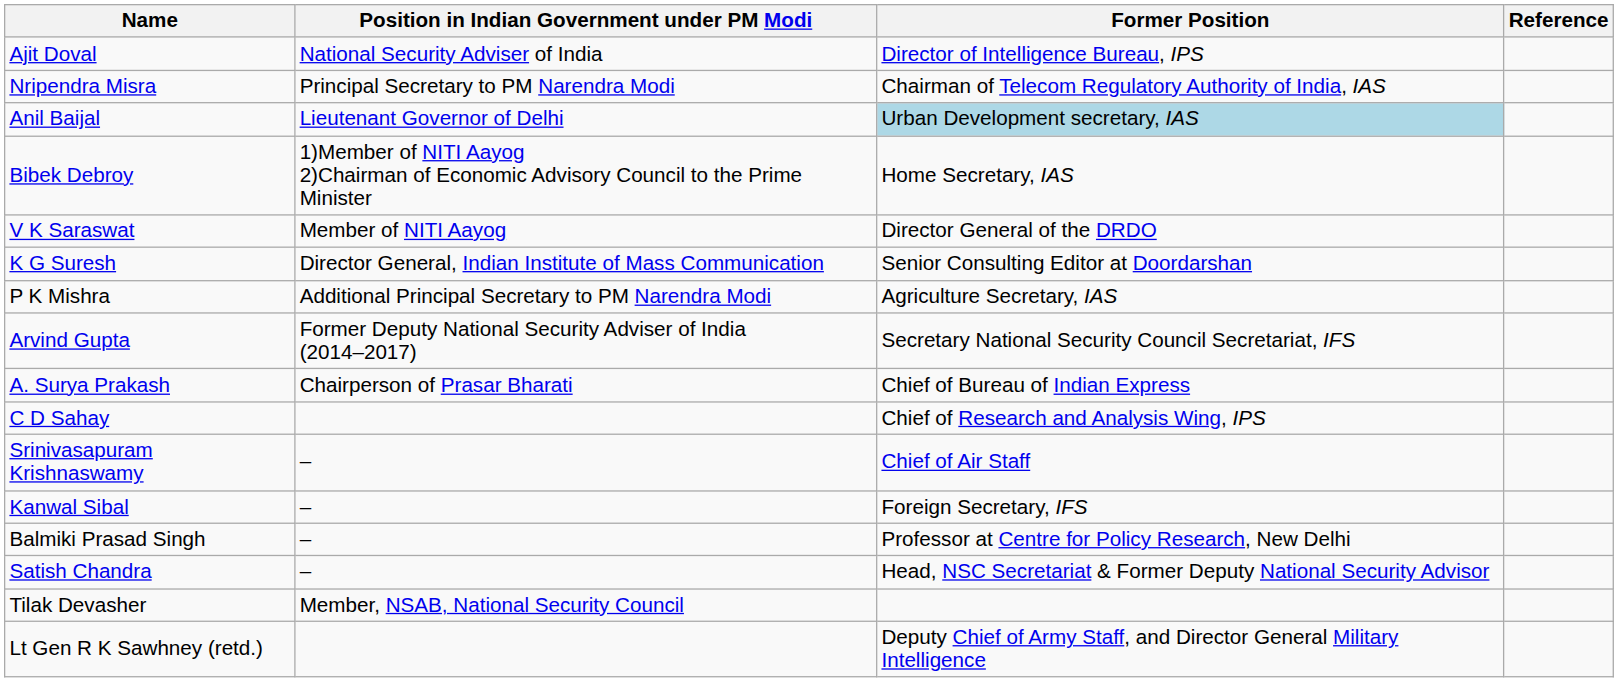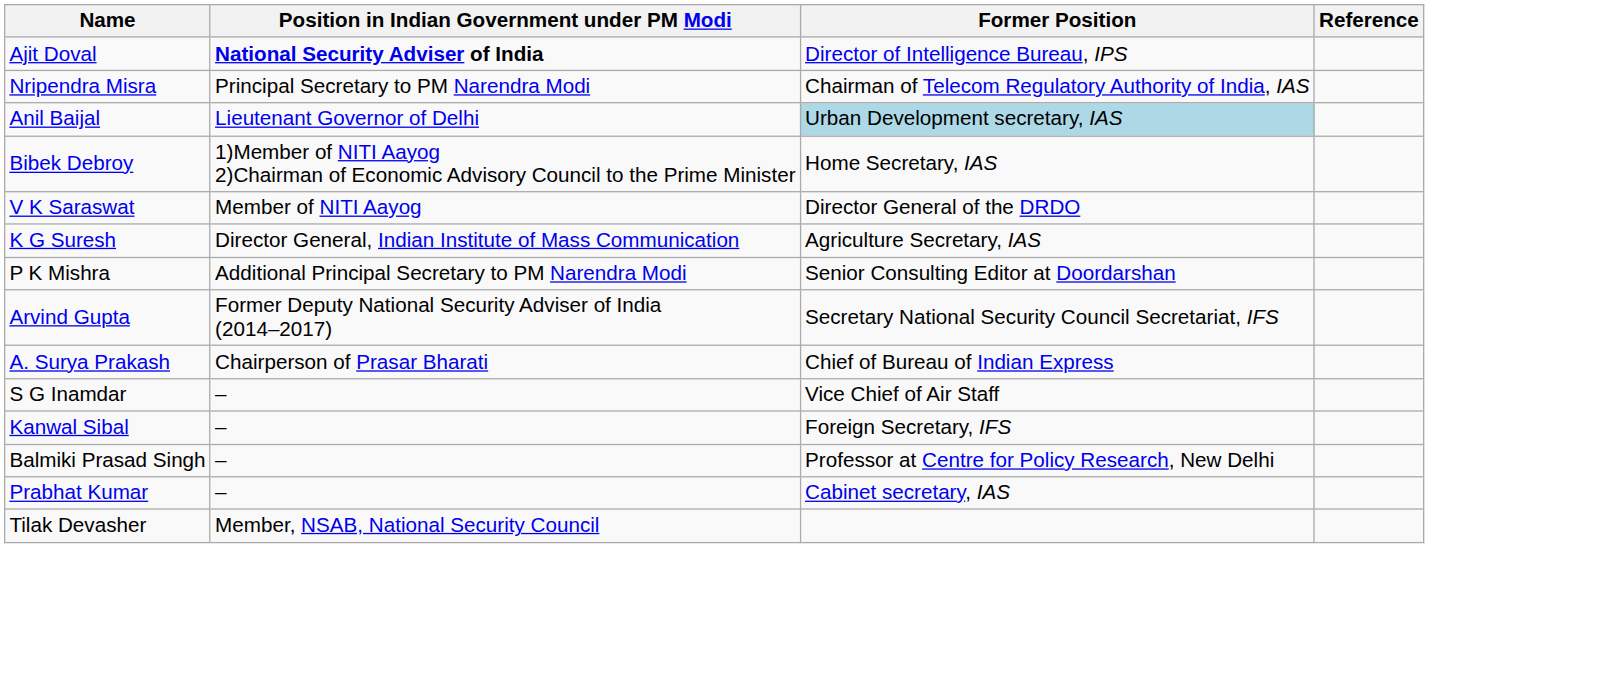(451, 53) normal -> (379, 53) bold
(1067, 263) Senior Consulting Editor at Doordarshan -> (923, 240) Agriculture Secretary, IAS
(999, 296) Agriculture Secretary, IAS -> (990, 273) Senior Consulting Editor at Doordarshan
- row: (59, 417)
+ row: (68, 394)
- row: (81, 462)
+ row: (79, 492)
- row: (81, 572)
- row: (136, 649)
